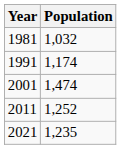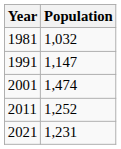(61, 62) 1,174 -> (61, 62) 1,147
(61, 132) 1,235 -> (61, 132) 1,231
